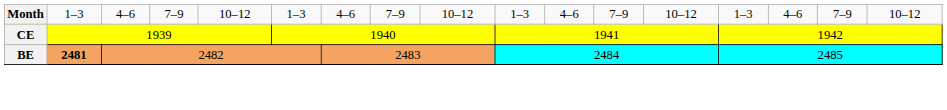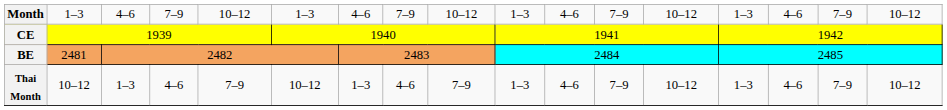(74, 54) bold -> (74, 54) normal
+ row: (26, 87)
